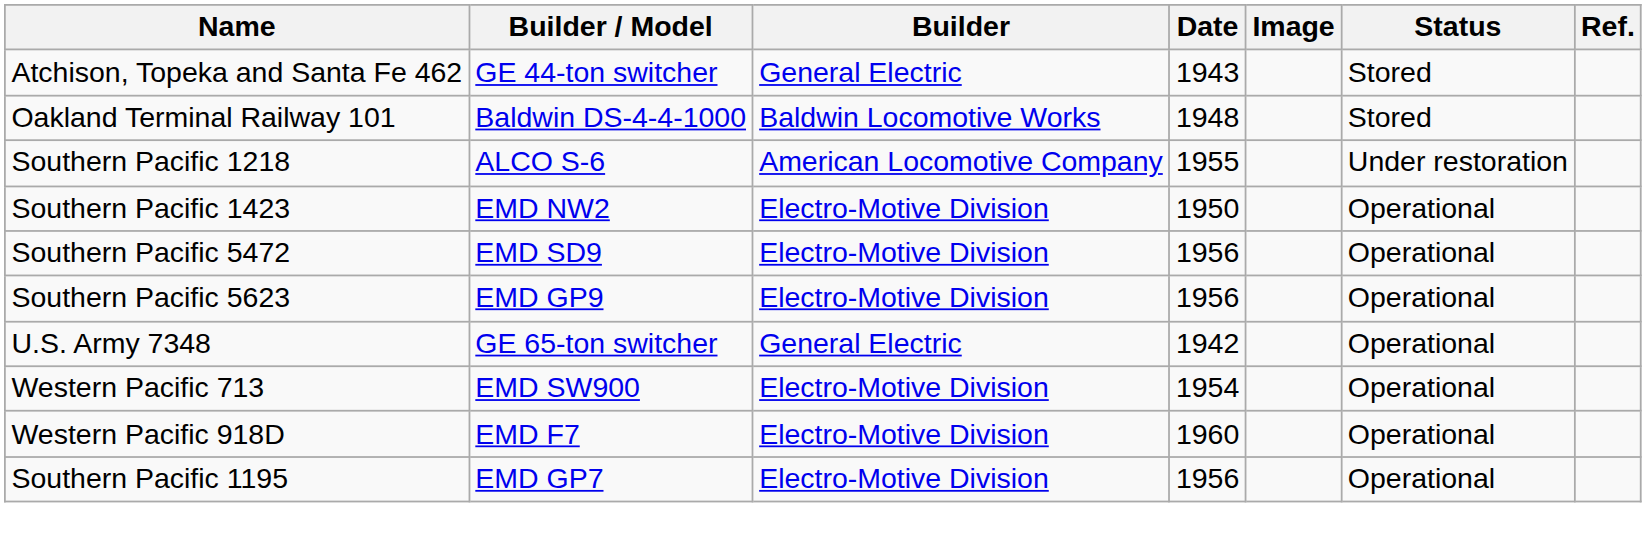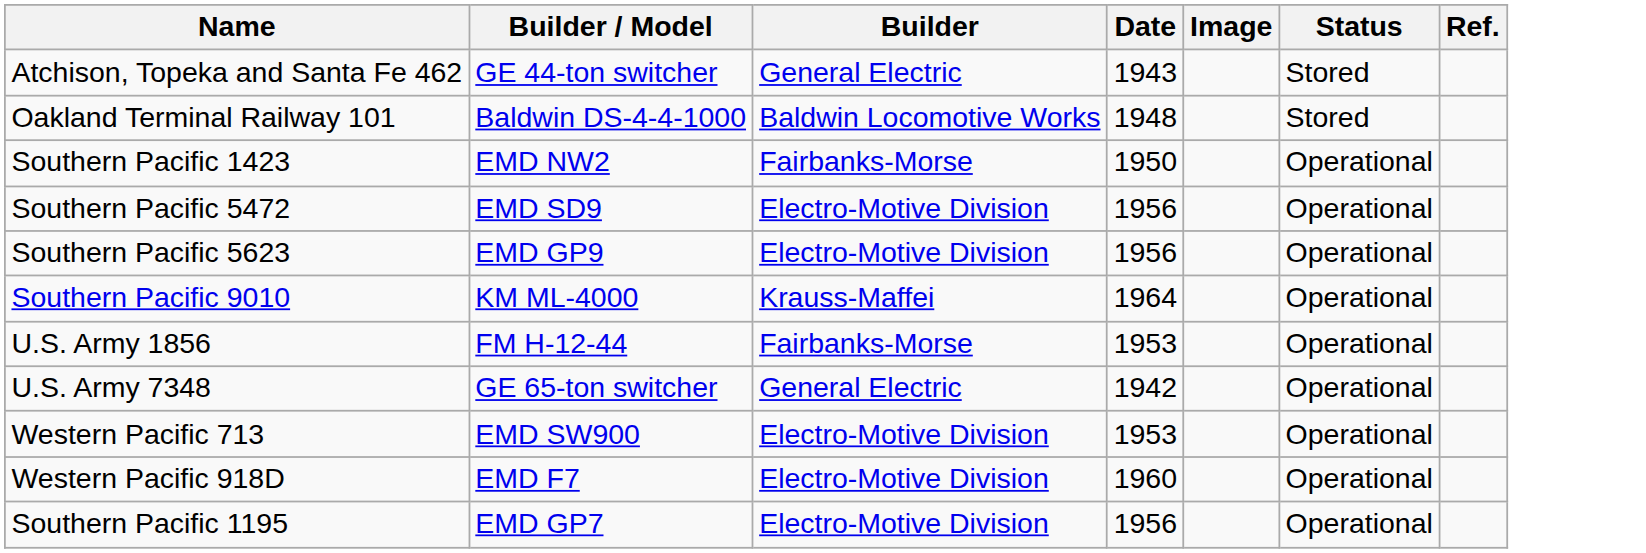- row: (151, 162)
(904, 207) Electro-Motive Division -> (866, 162) Fairbanks-Morse
+ row: (151, 298)
+ row: (111, 343)
(1208, 388) 1954 -> (1145, 433) 1953
